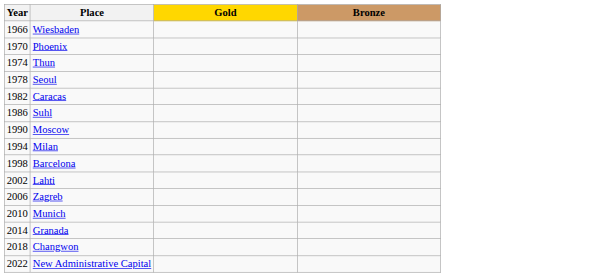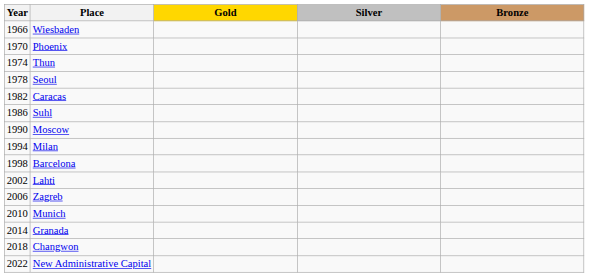+ column: (369, 12)
